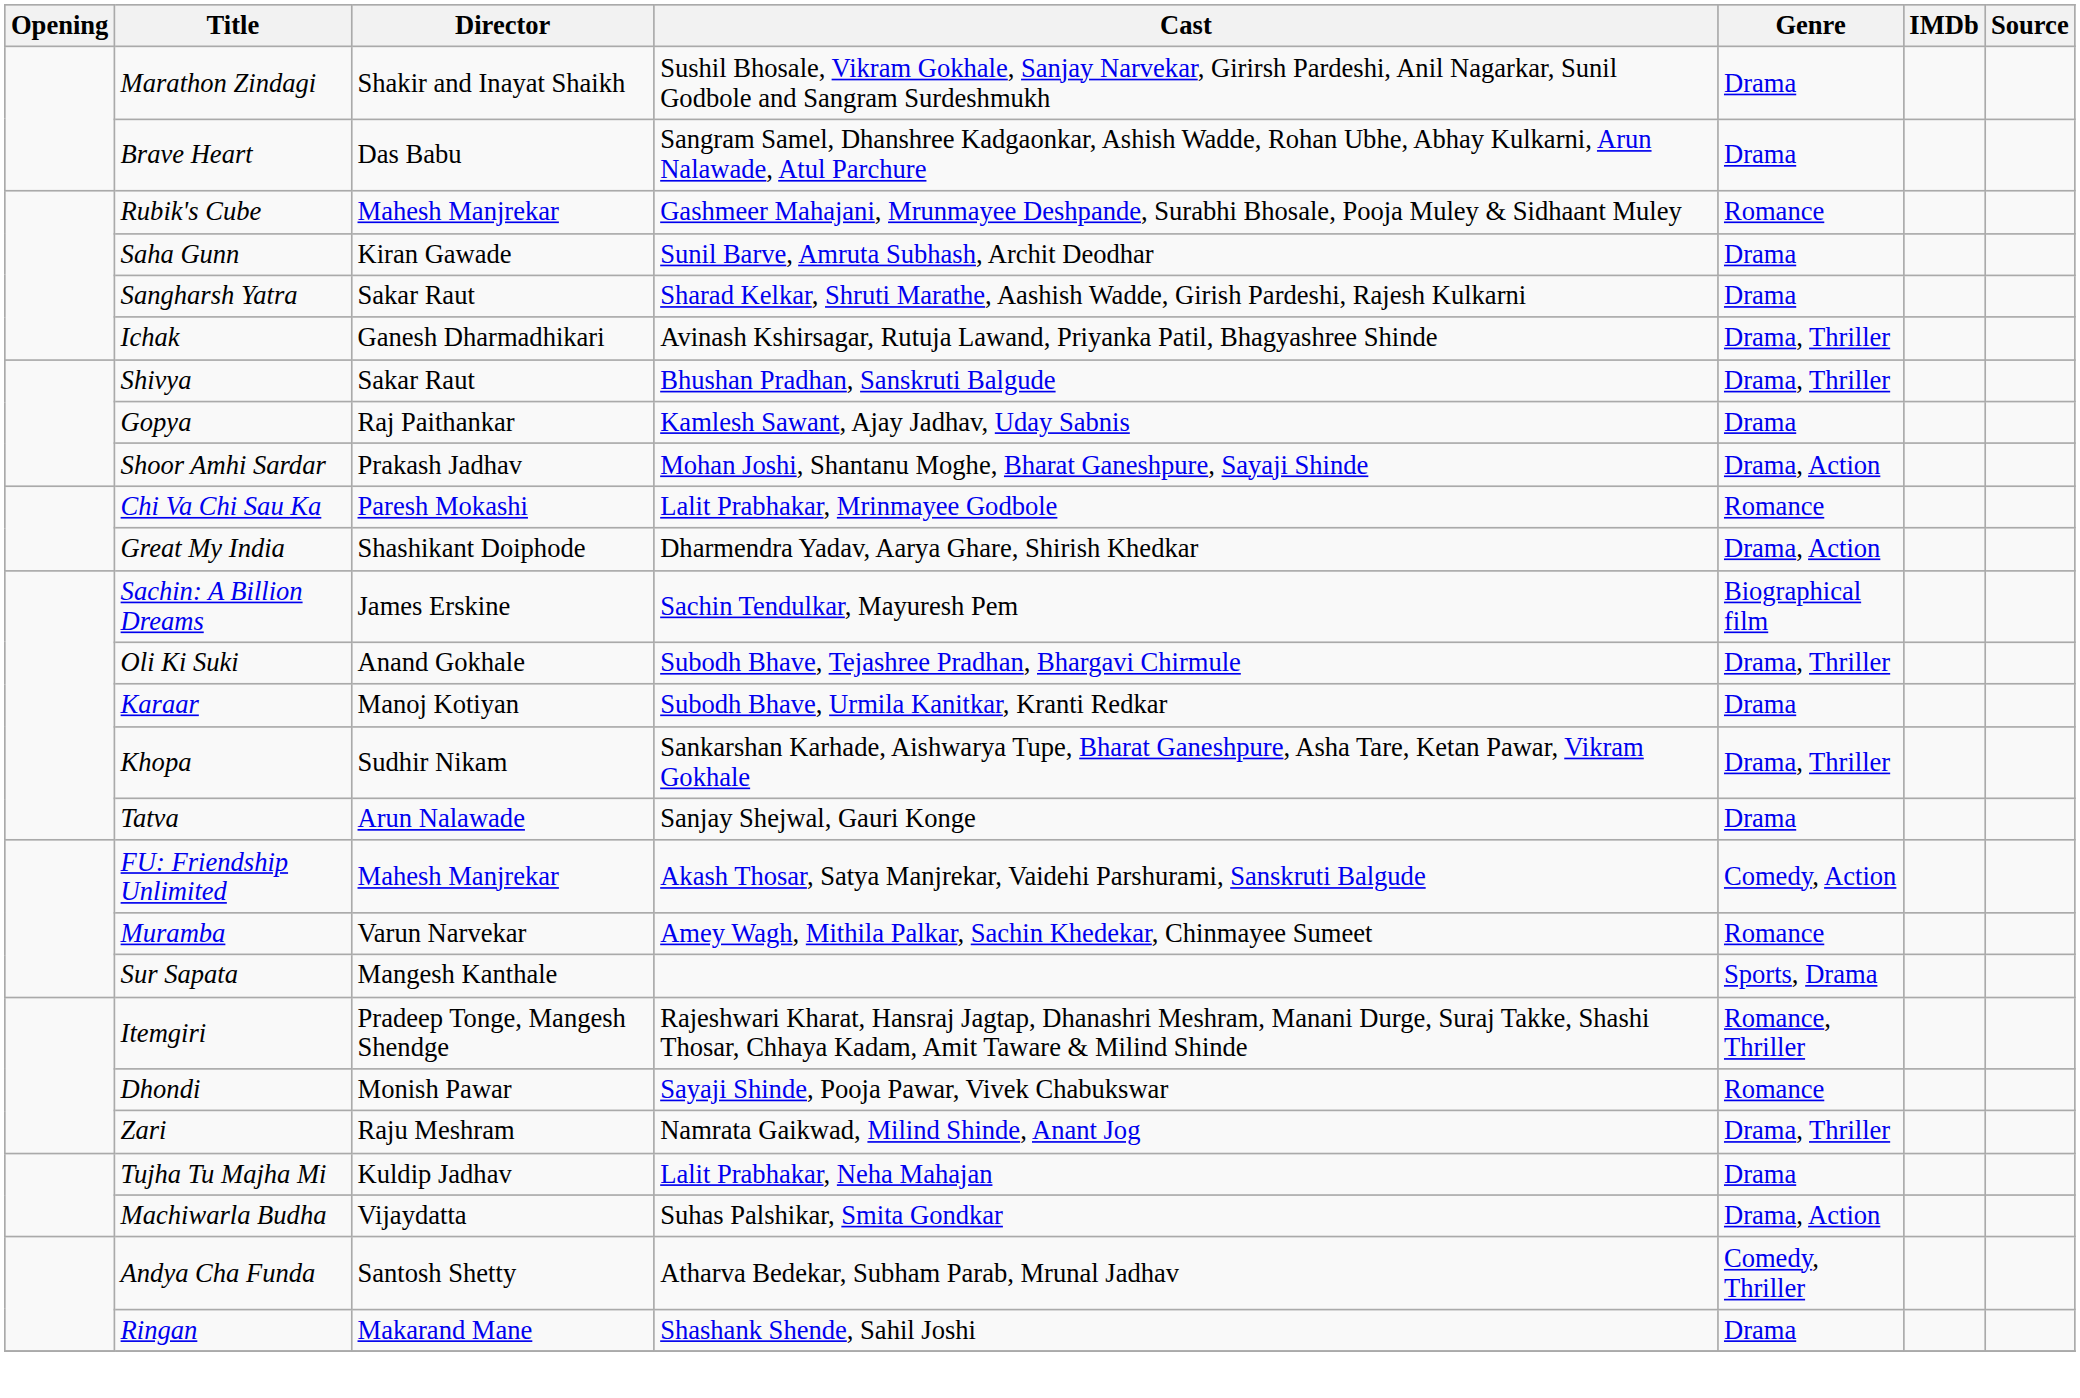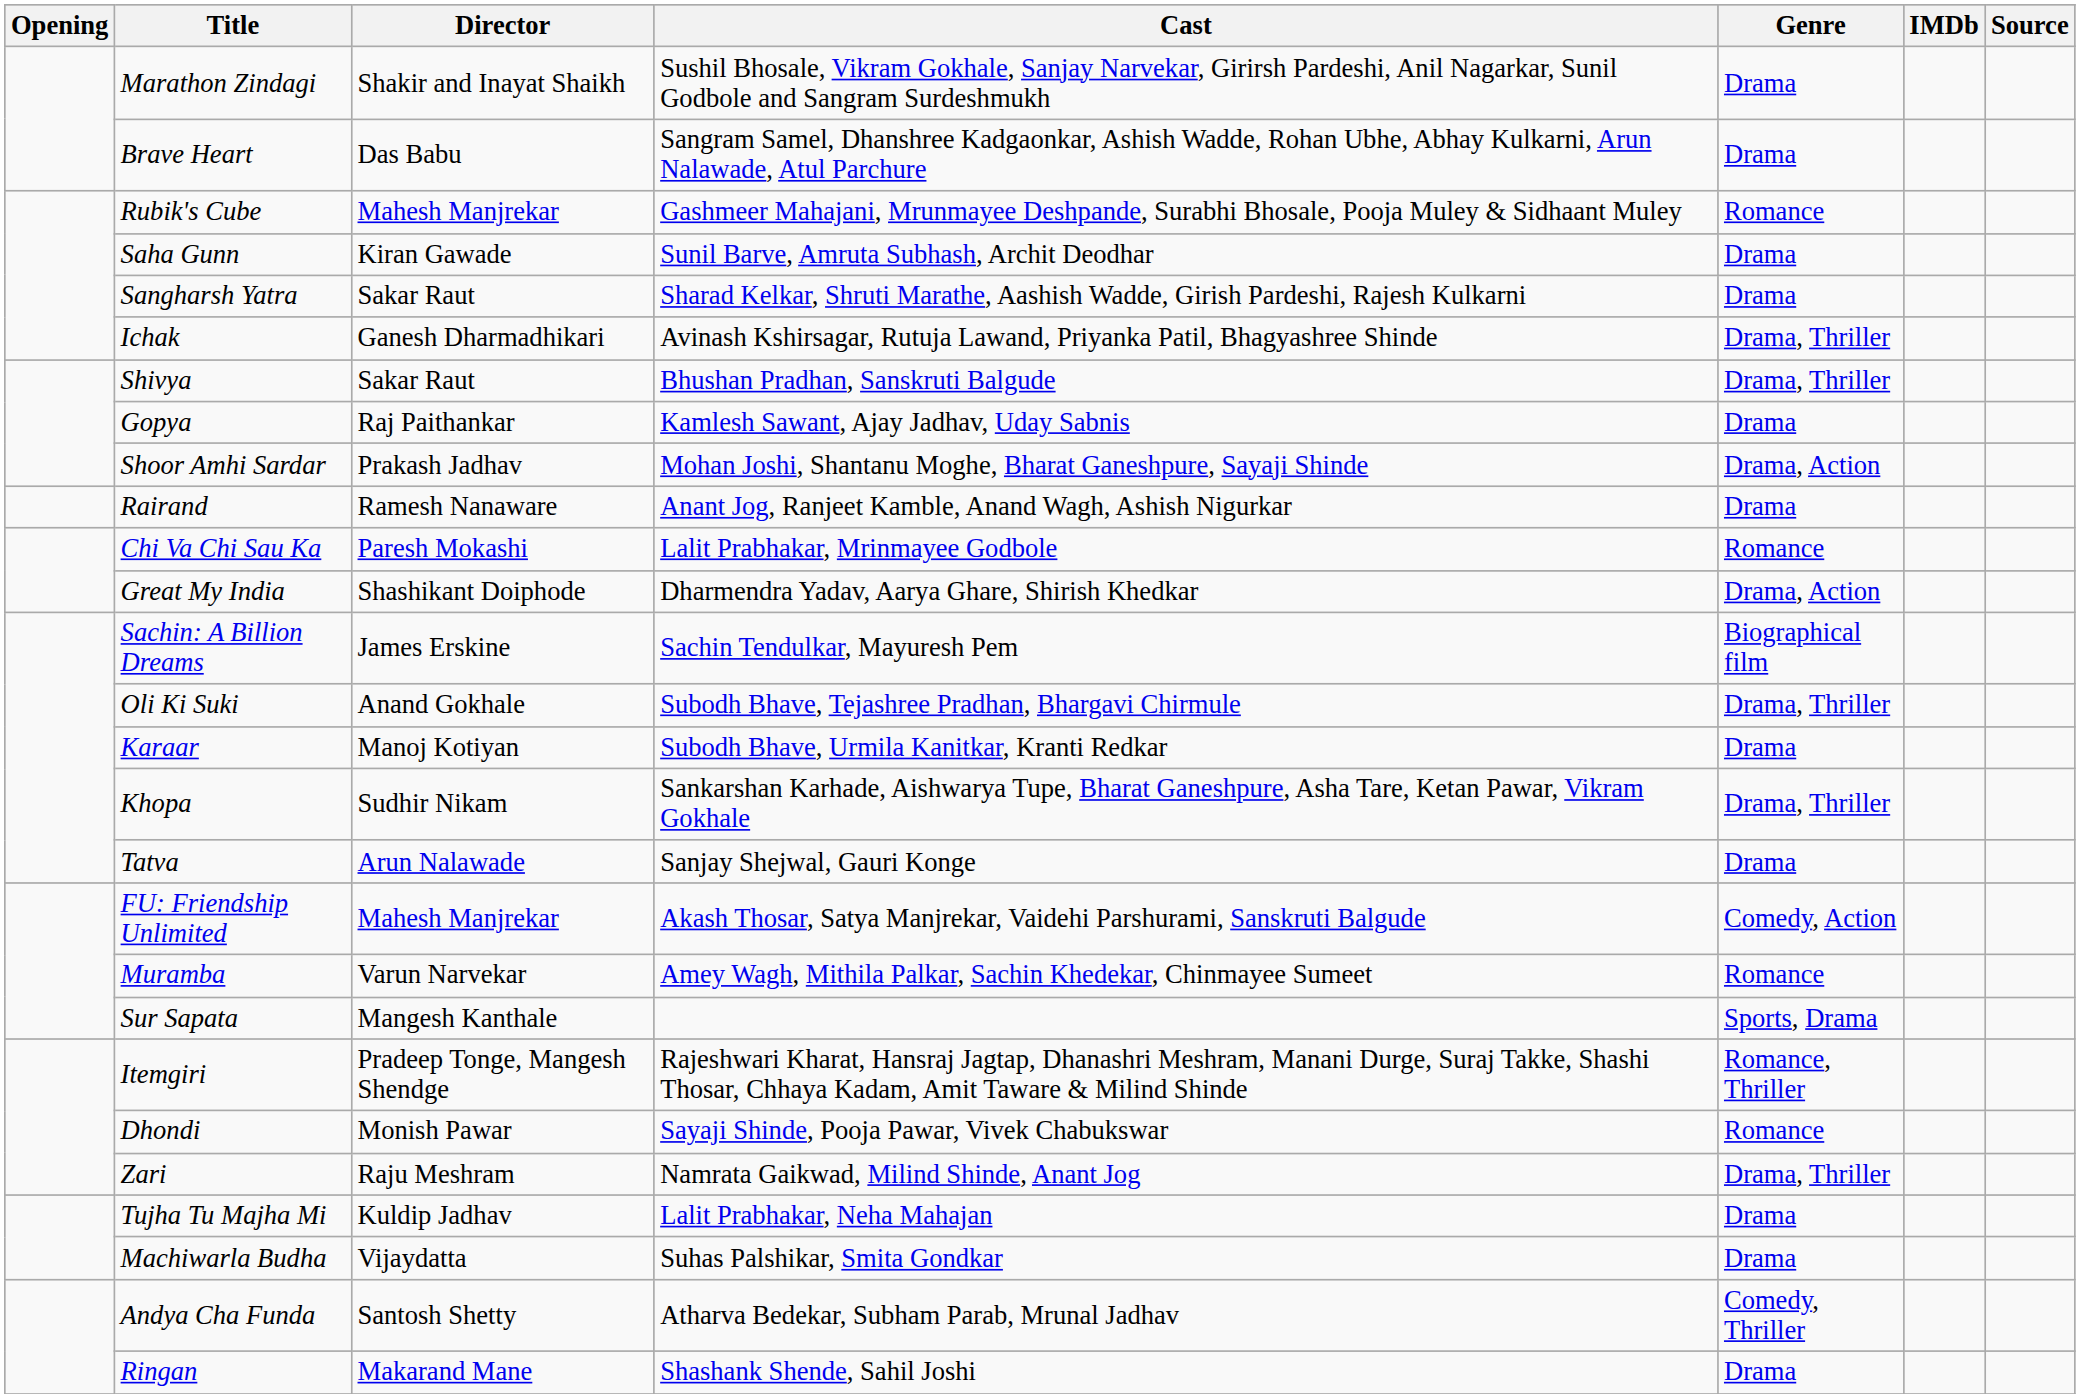+ row: (164, 506)
(1802, 1215) Drama, Action -> (1760, 1257) Drama
